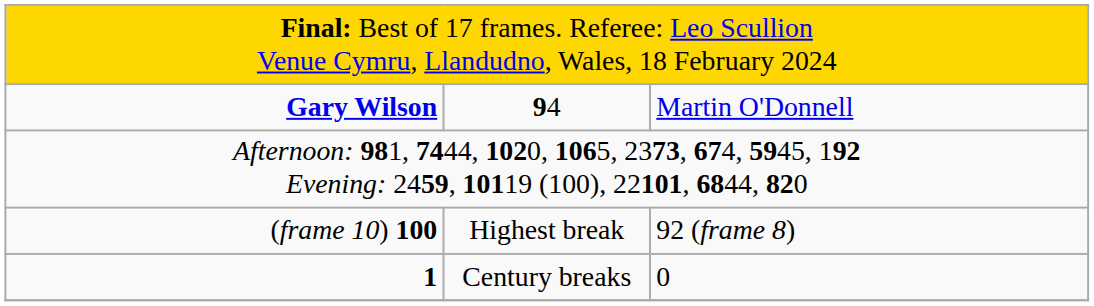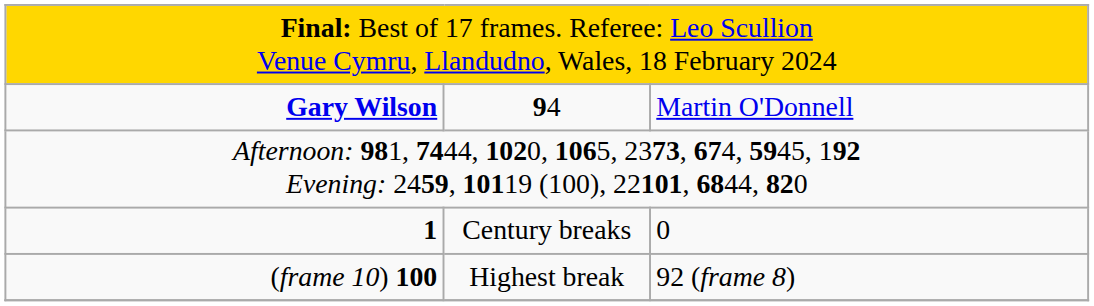rows swapped: (354, 230) <-> (430, 276)
